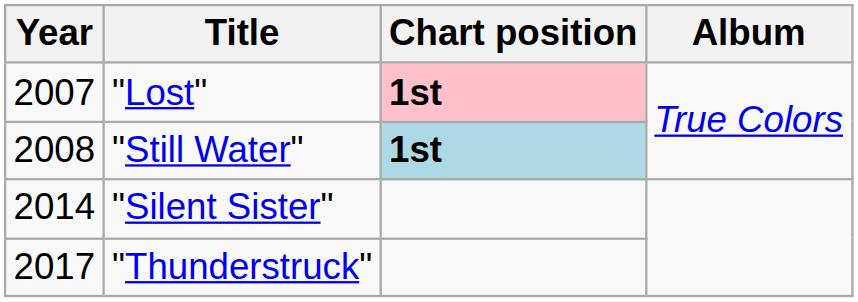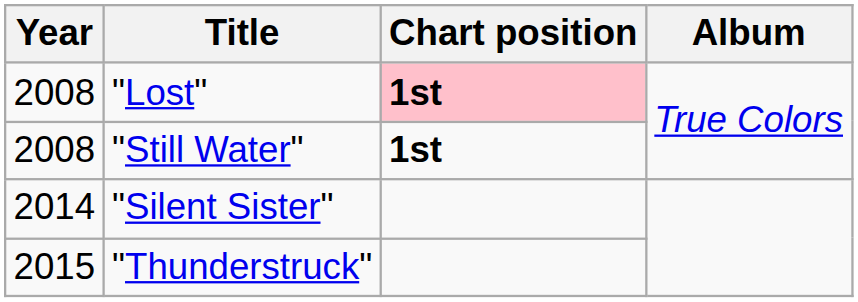(54, 91) 2007 -> (54, 91) 2008
(416, 149) lightblue background -> (416, 149) no background
(54, 265) 2017 -> (54, 265) 2015
